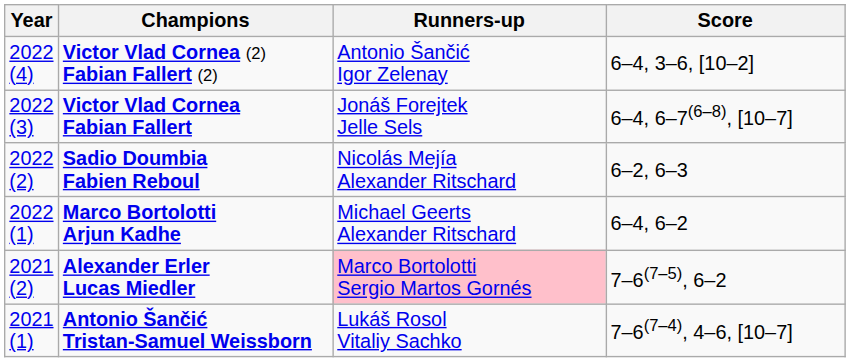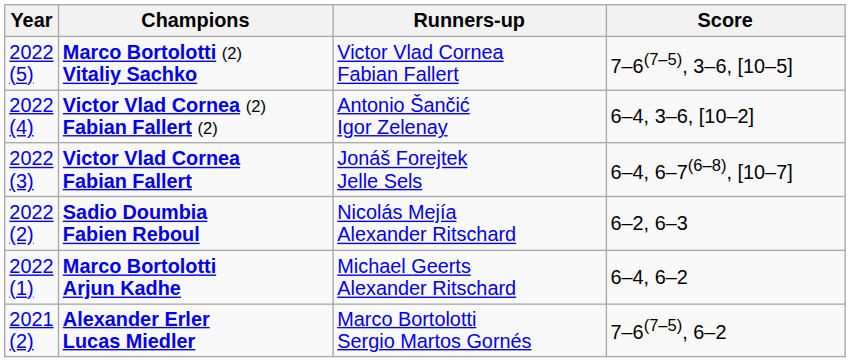+ row: (152, 63)
(434, 277) pink background -> (434, 331) no background
- row: (187, 331)
